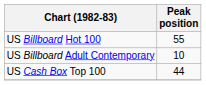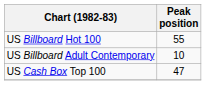(179, 71) 44 -> (179, 71) 47
